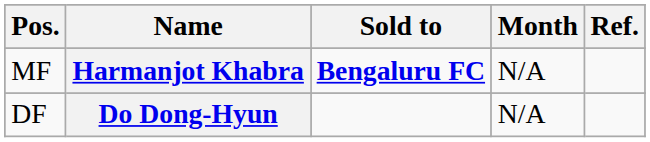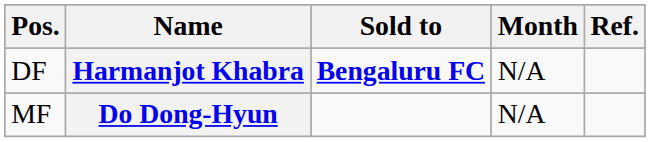(31, 70) MF -> (29, 70) DF
(29, 114) DF -> (31, 114) MF
